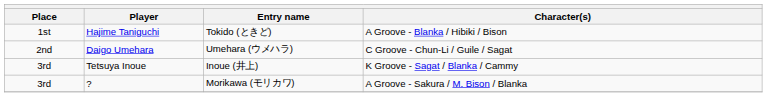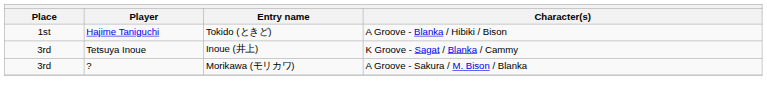- row: (120, 49)
